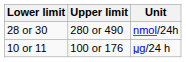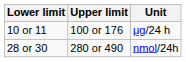rows swapped: (27, 30) <-> (27, 48)
